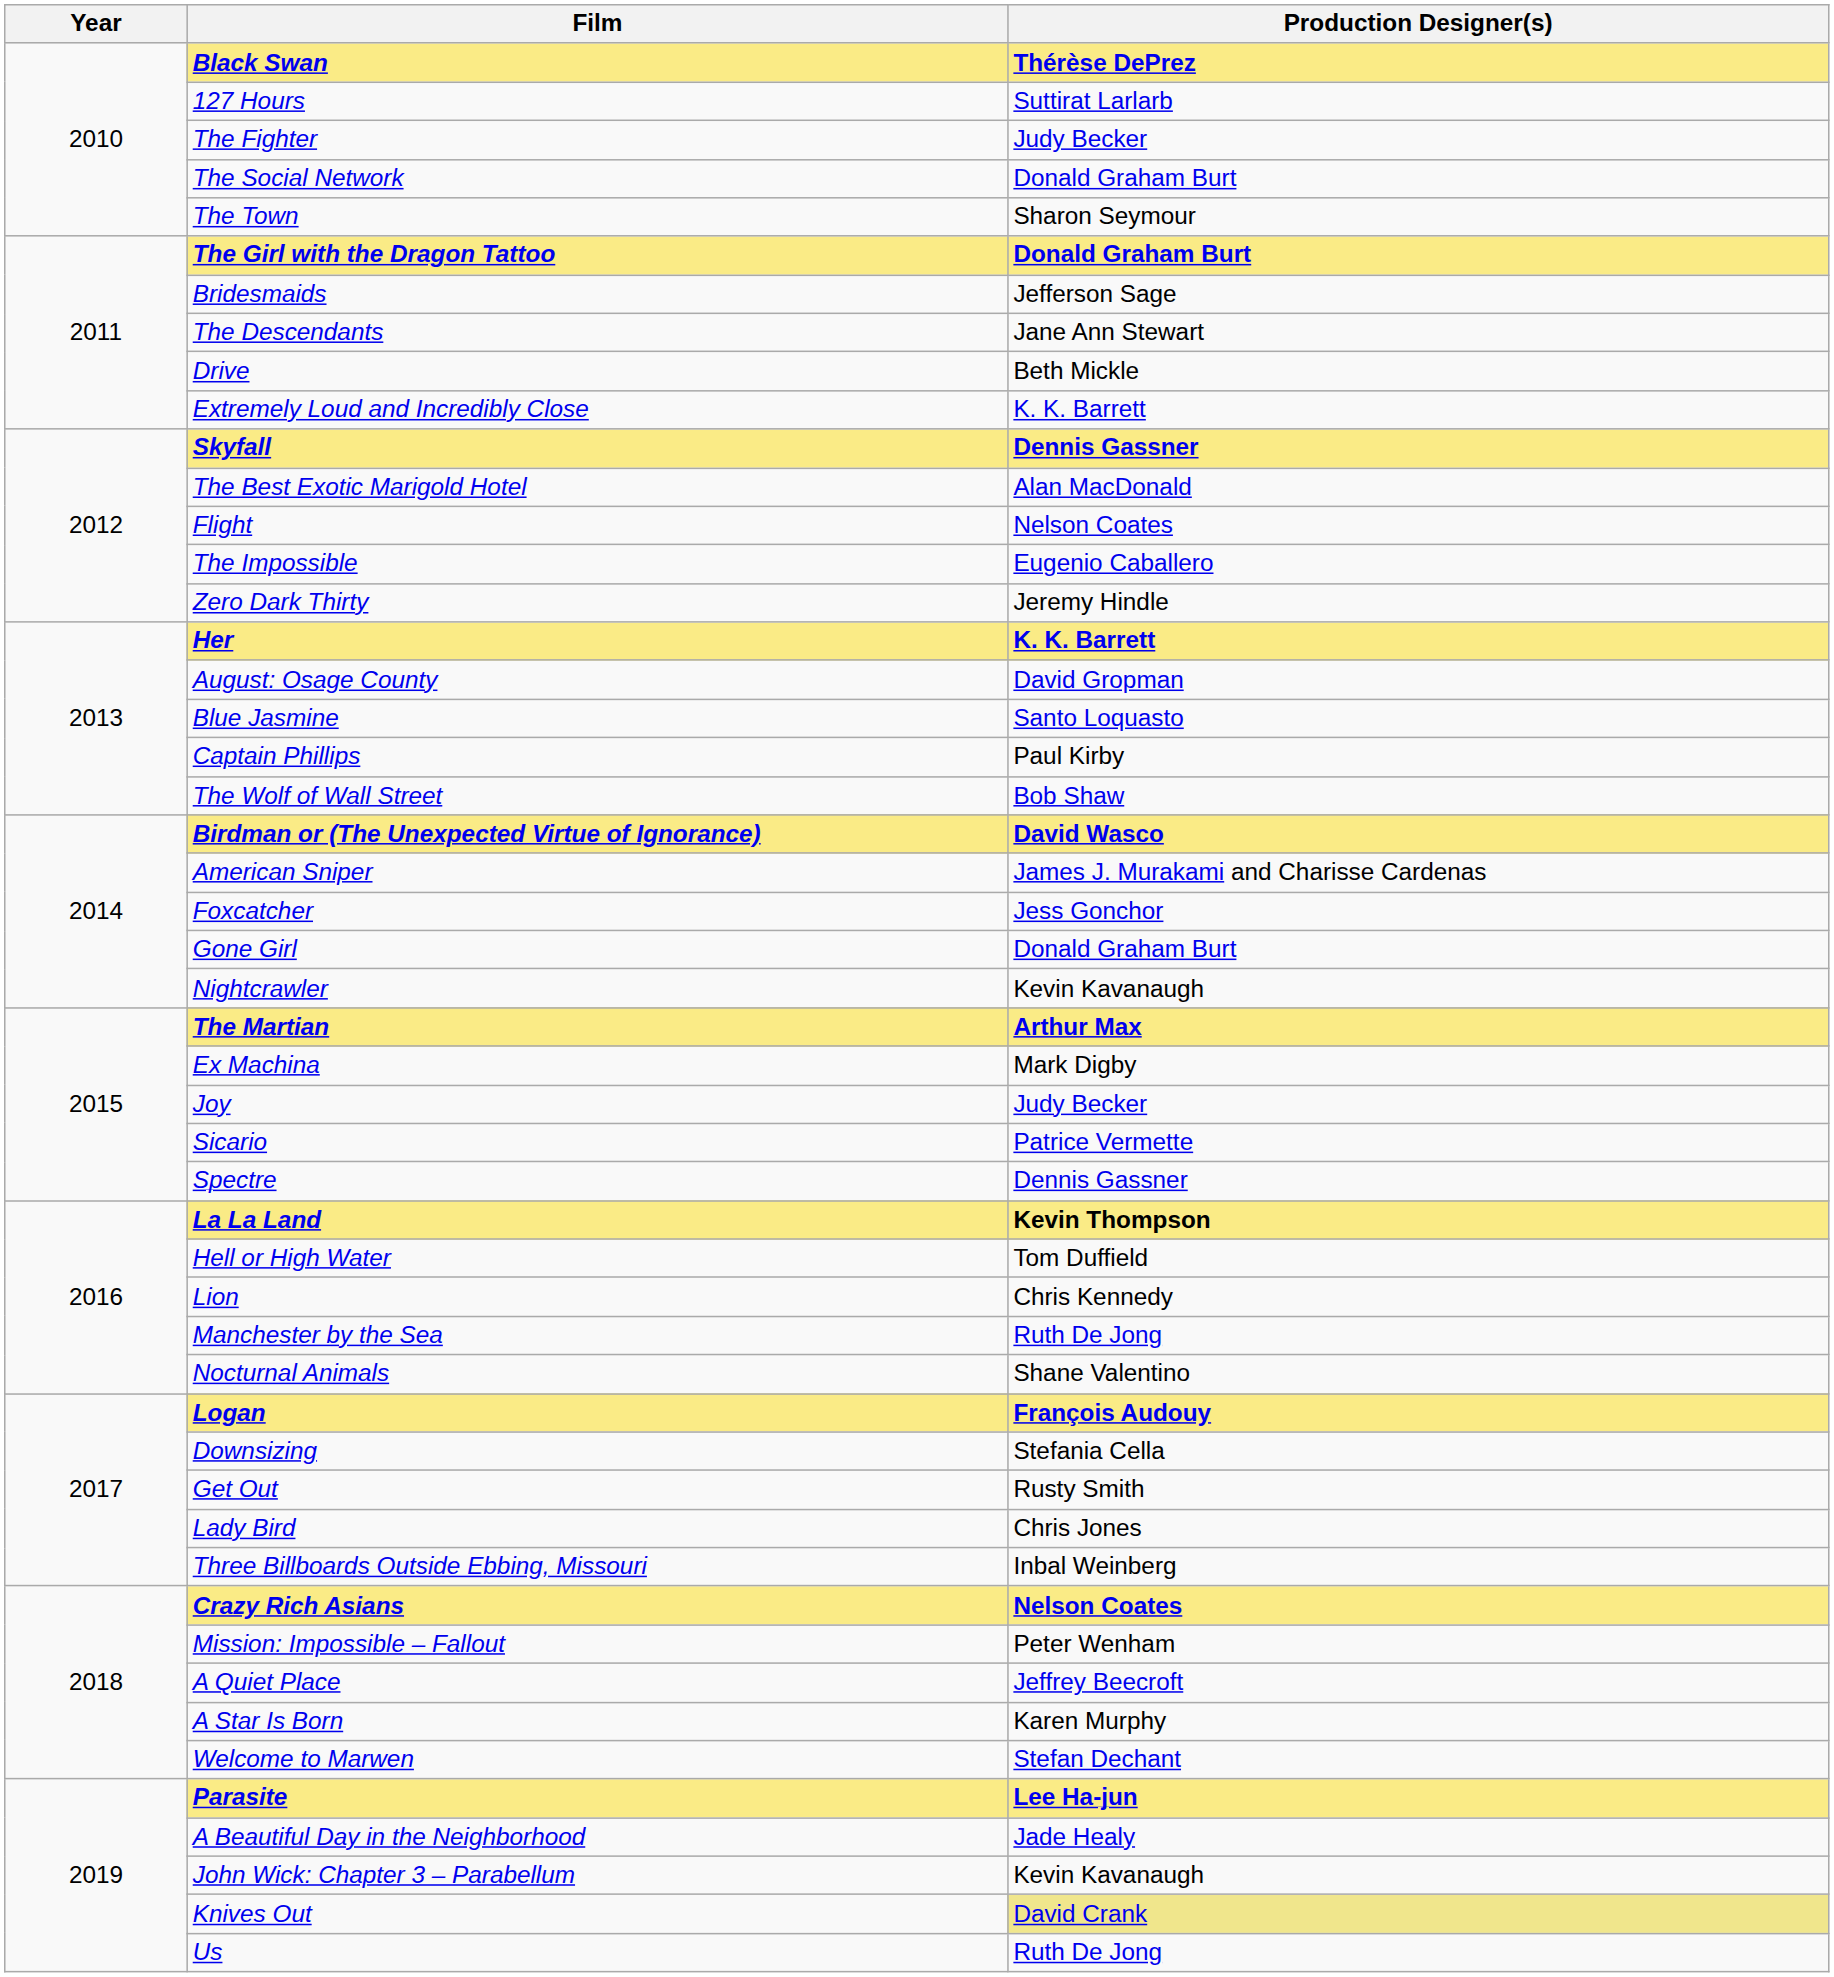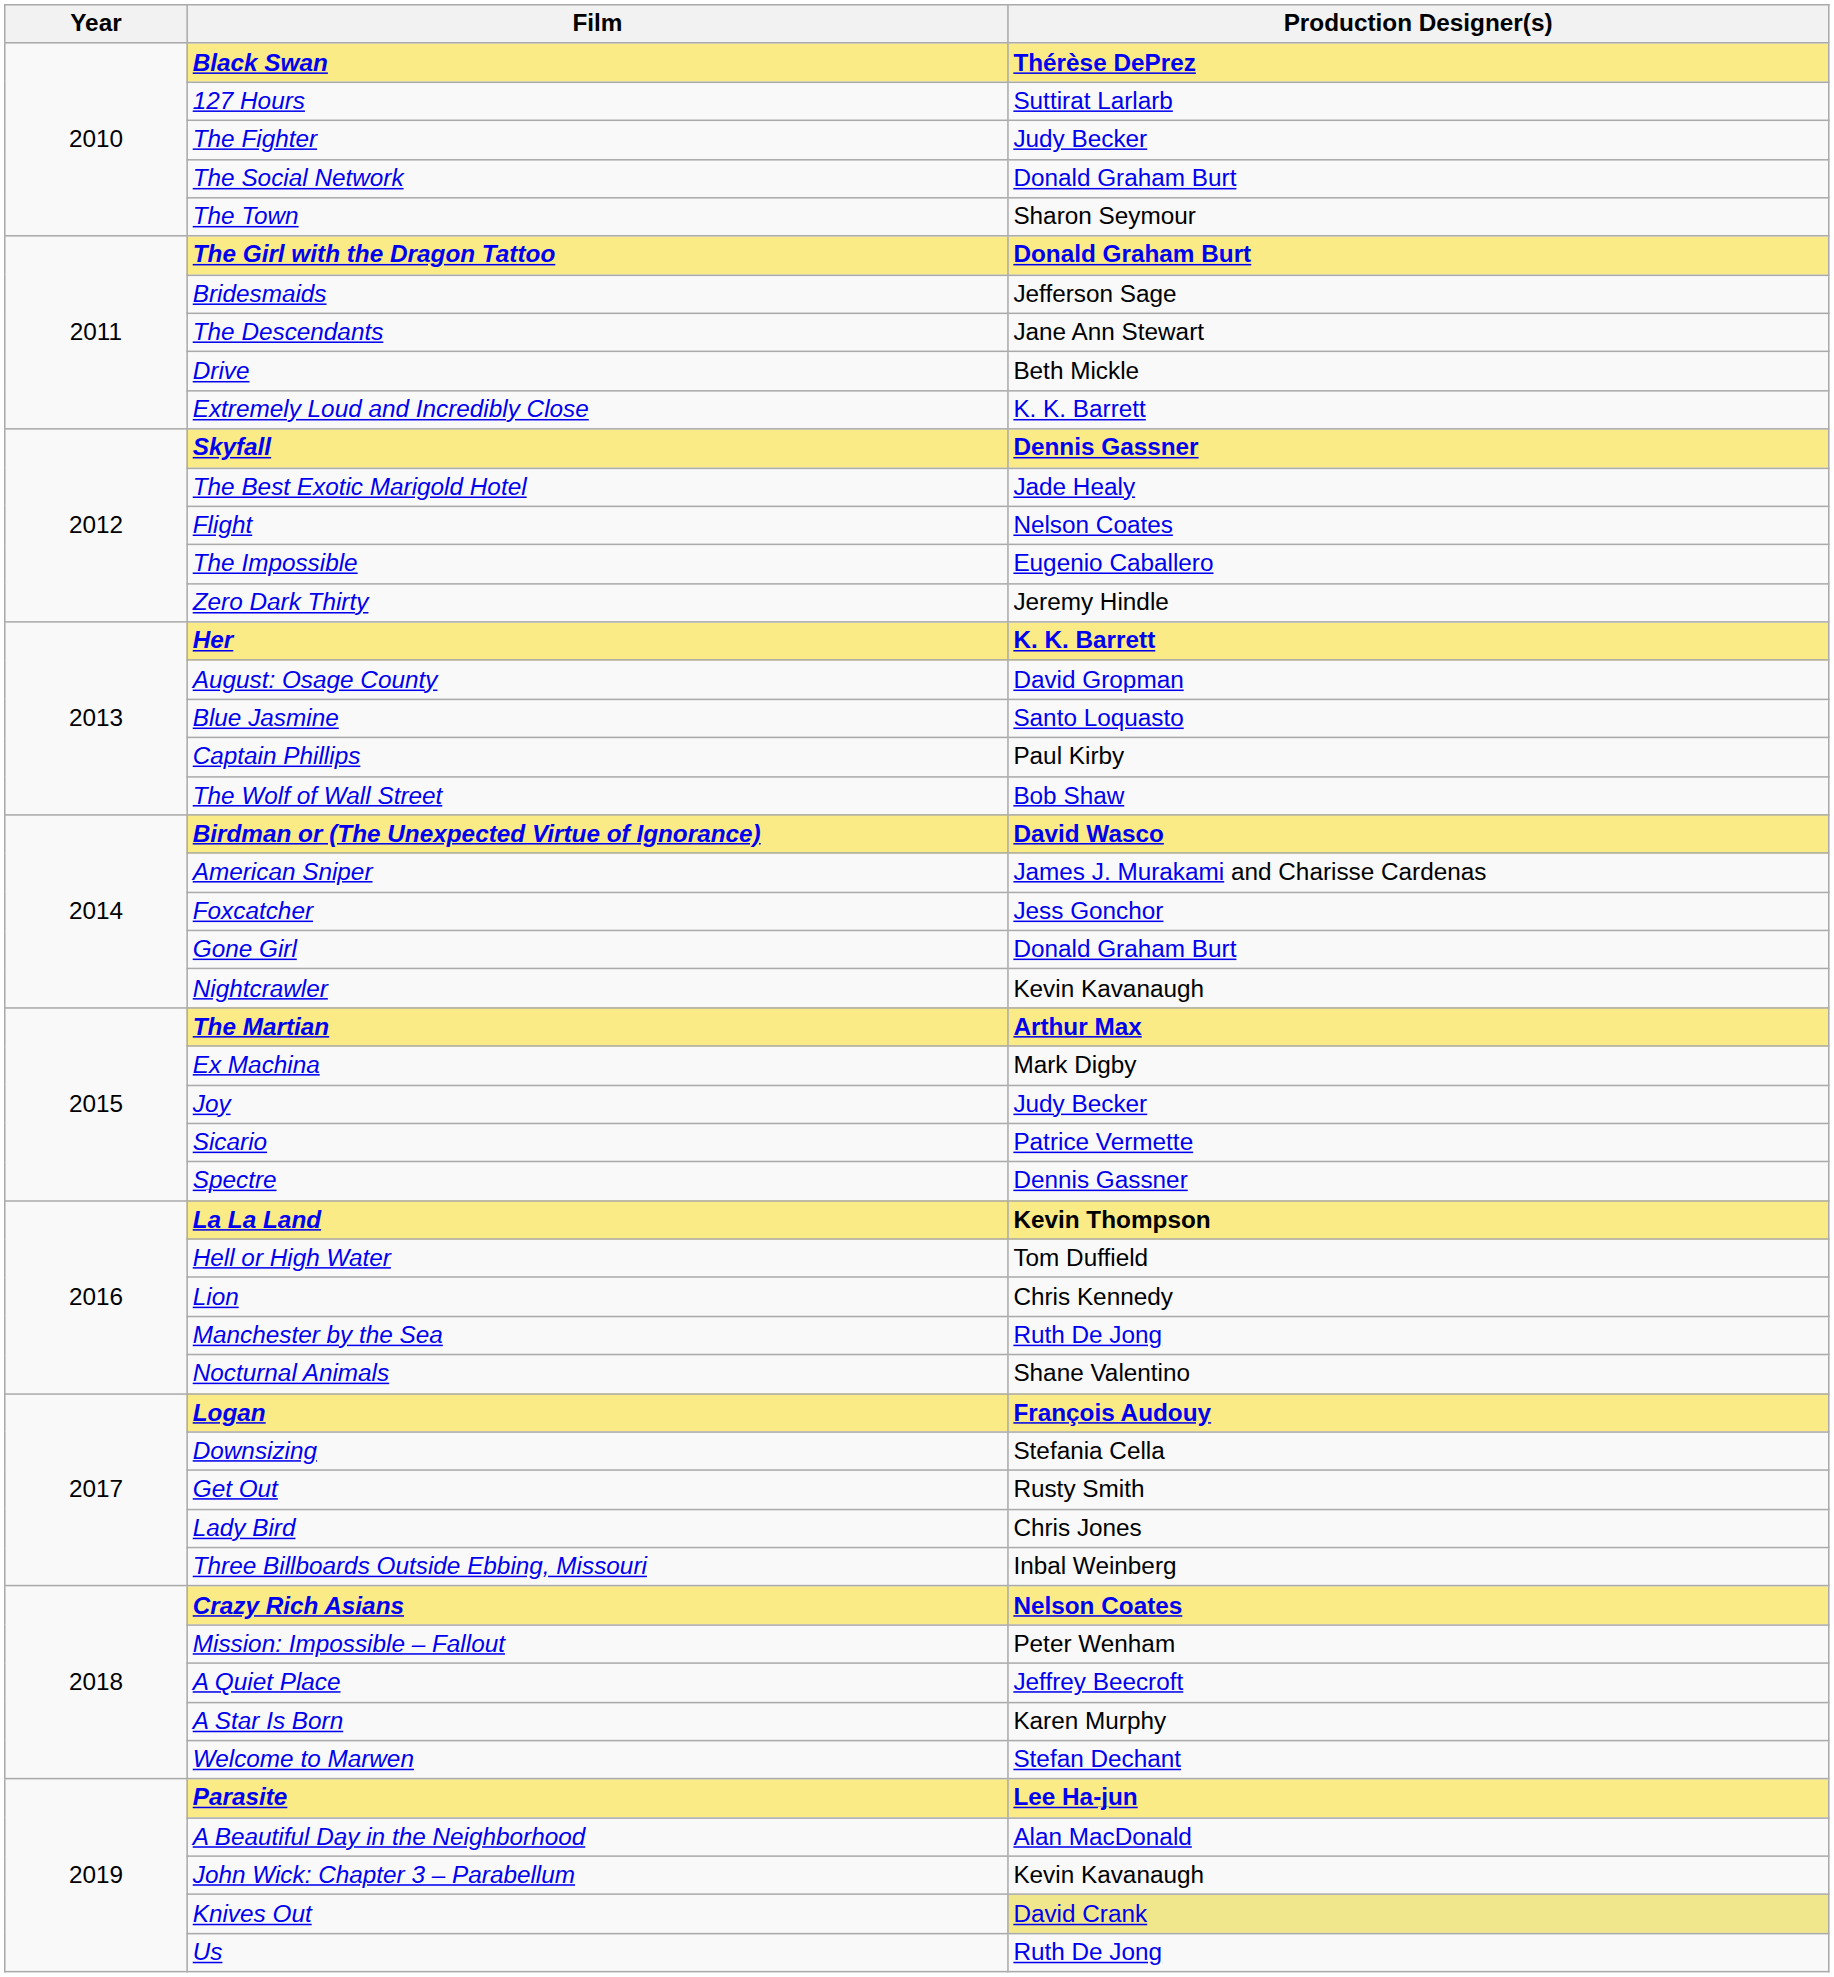(1103, 486) Alan MacDonald -> (1074, 486) Jade Healy
(1074, 1836) Jade Healy -> (1103, 1836) Alan MacDonald
